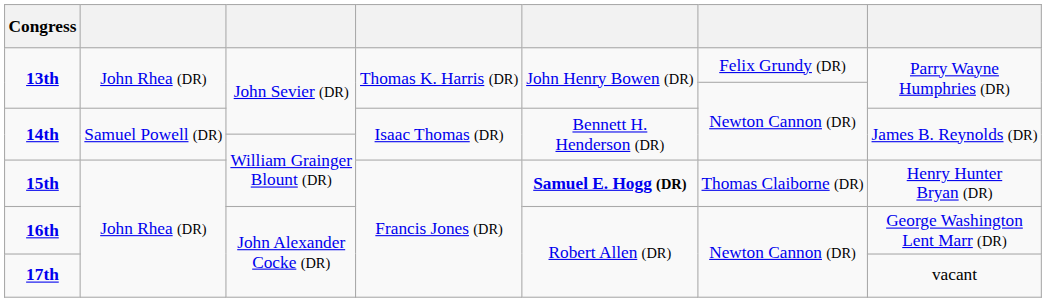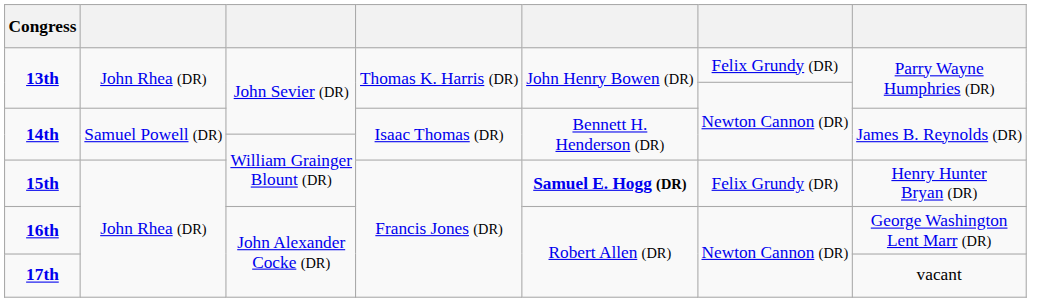(783, 183) Thomas Claiborne (DR) -> (775, 183) Felix Grundy (DR)
